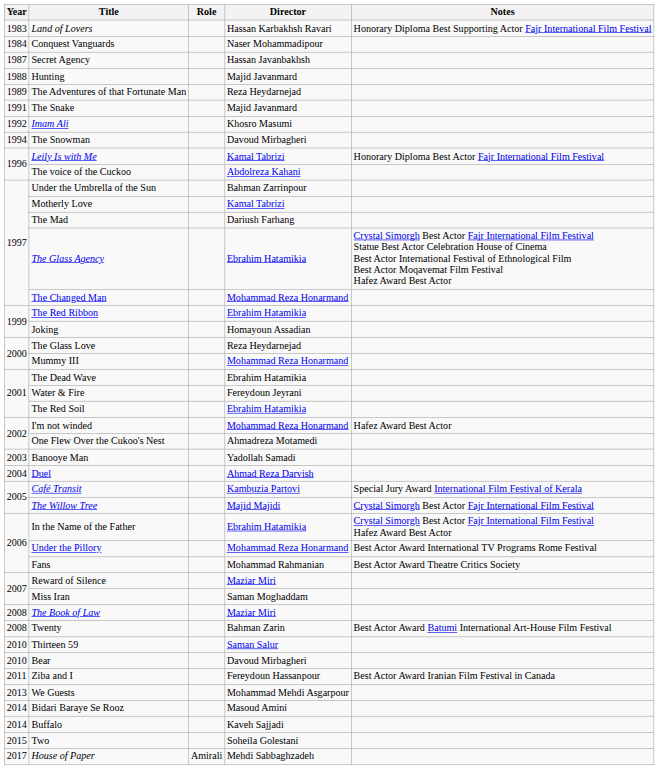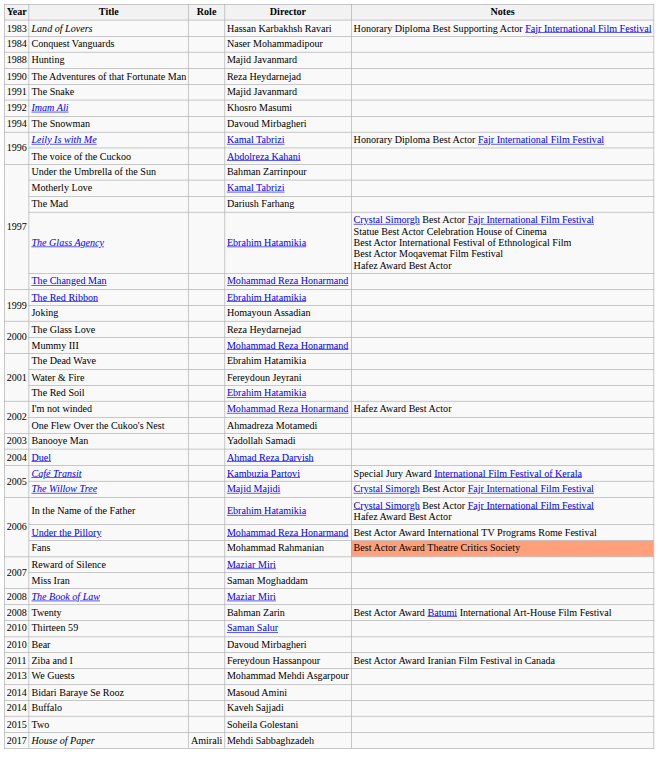- row: (61, 60)
(17, 92) 1989 -> (17, 76) 1990
(437, 564) no background -> (437, 548) lightsalmon background
